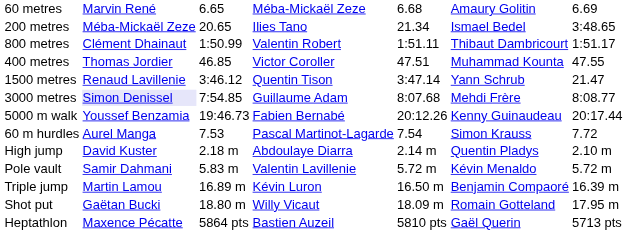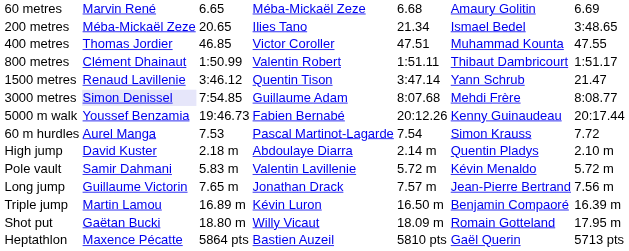rows swapped: (37, 62) <-> (37, 44)
+ row: (35, 187)
